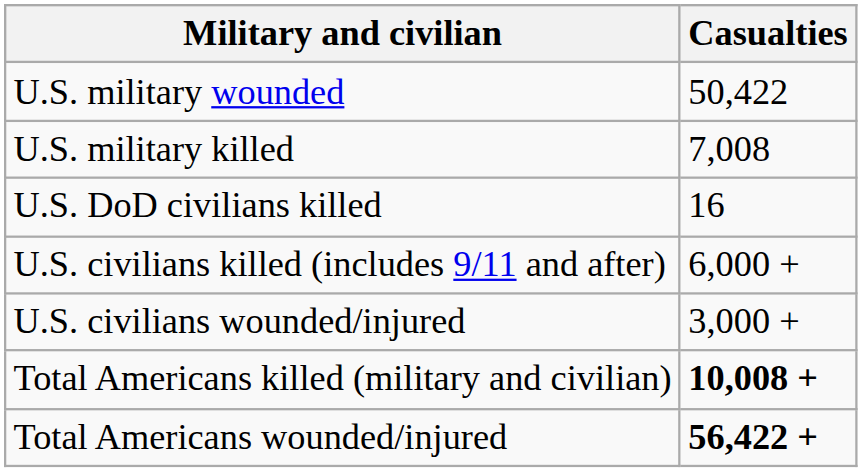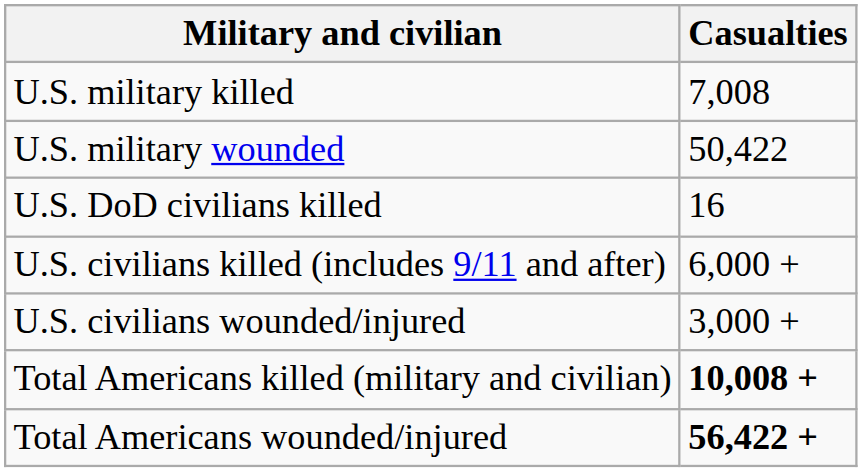rows swapped: (154, 148) <-> (179, 90)
